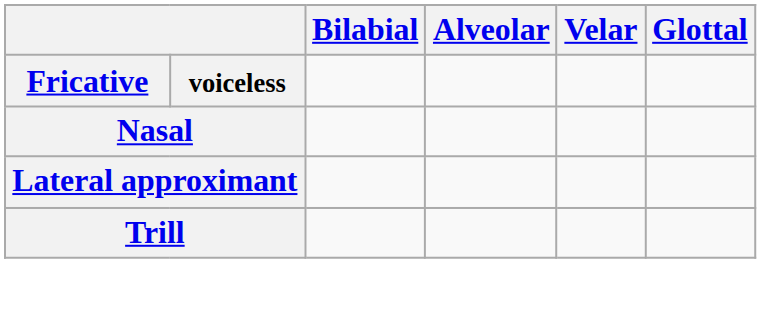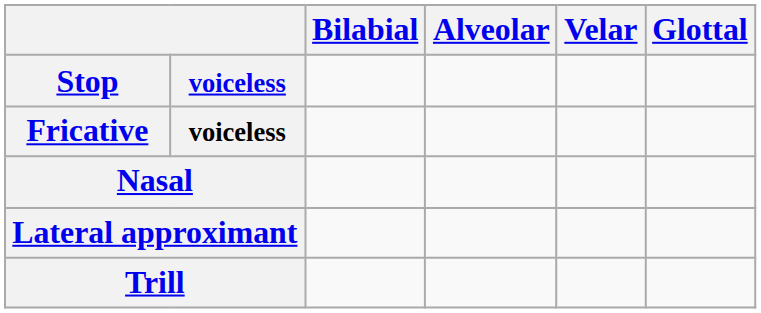+ row: (87, 80)
